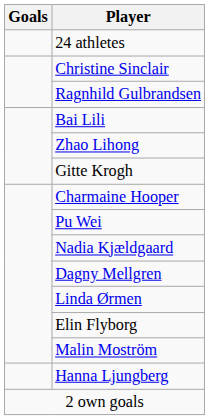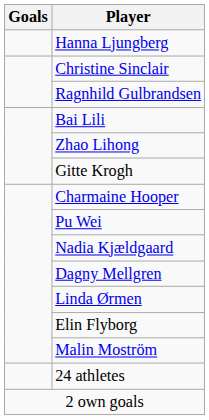rows swapped: (112, 376) <-> (90, 42)
